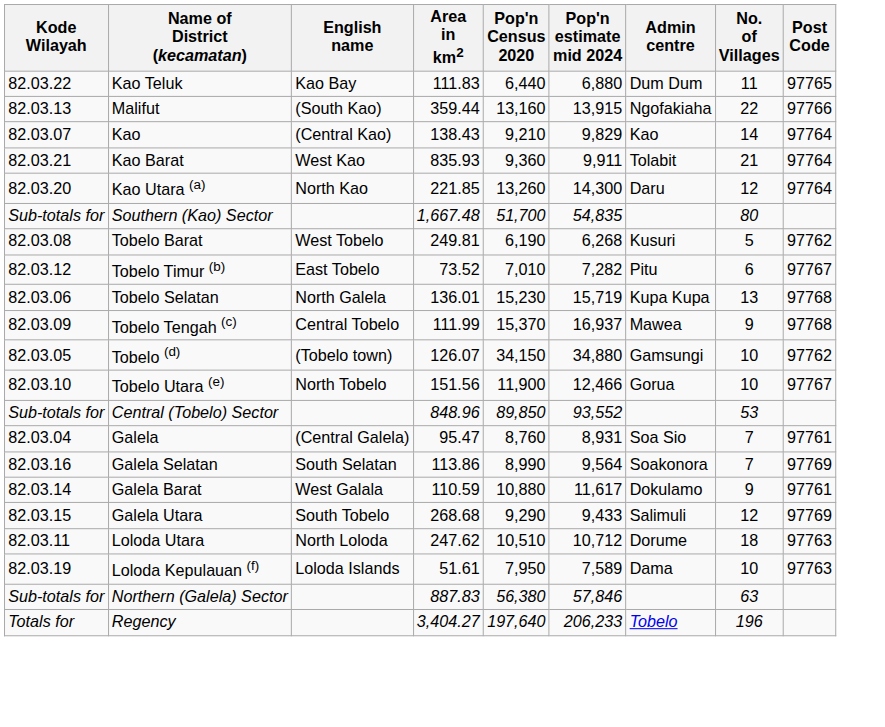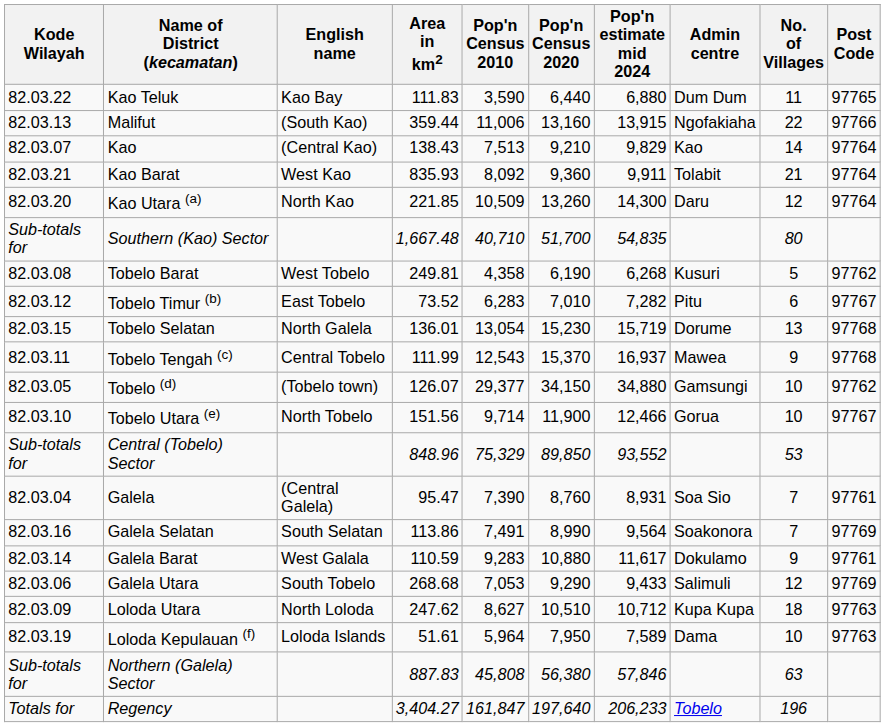+ column: (495, 44)
(40, 297) 82.03.06 -> (40, 329) 82.03.15
(670, 297) Kupa Kupa -> (703, 329) Dorume
(40, 325) 82.03.09 -> (39, 357) 82.03.11
(40, 515) 82.03.15 -> (40, 583) 82.03.06
(39, 541) 82.03.11 -> (40, 609) 82.03.09
(658, 541) Dorume -> (714, 609) Kupa Kupa
